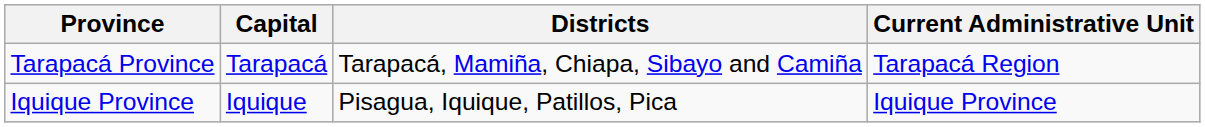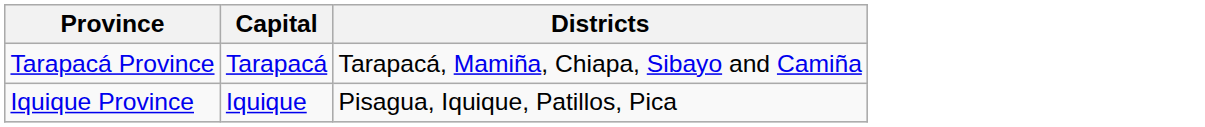- column: (1034, 24)
